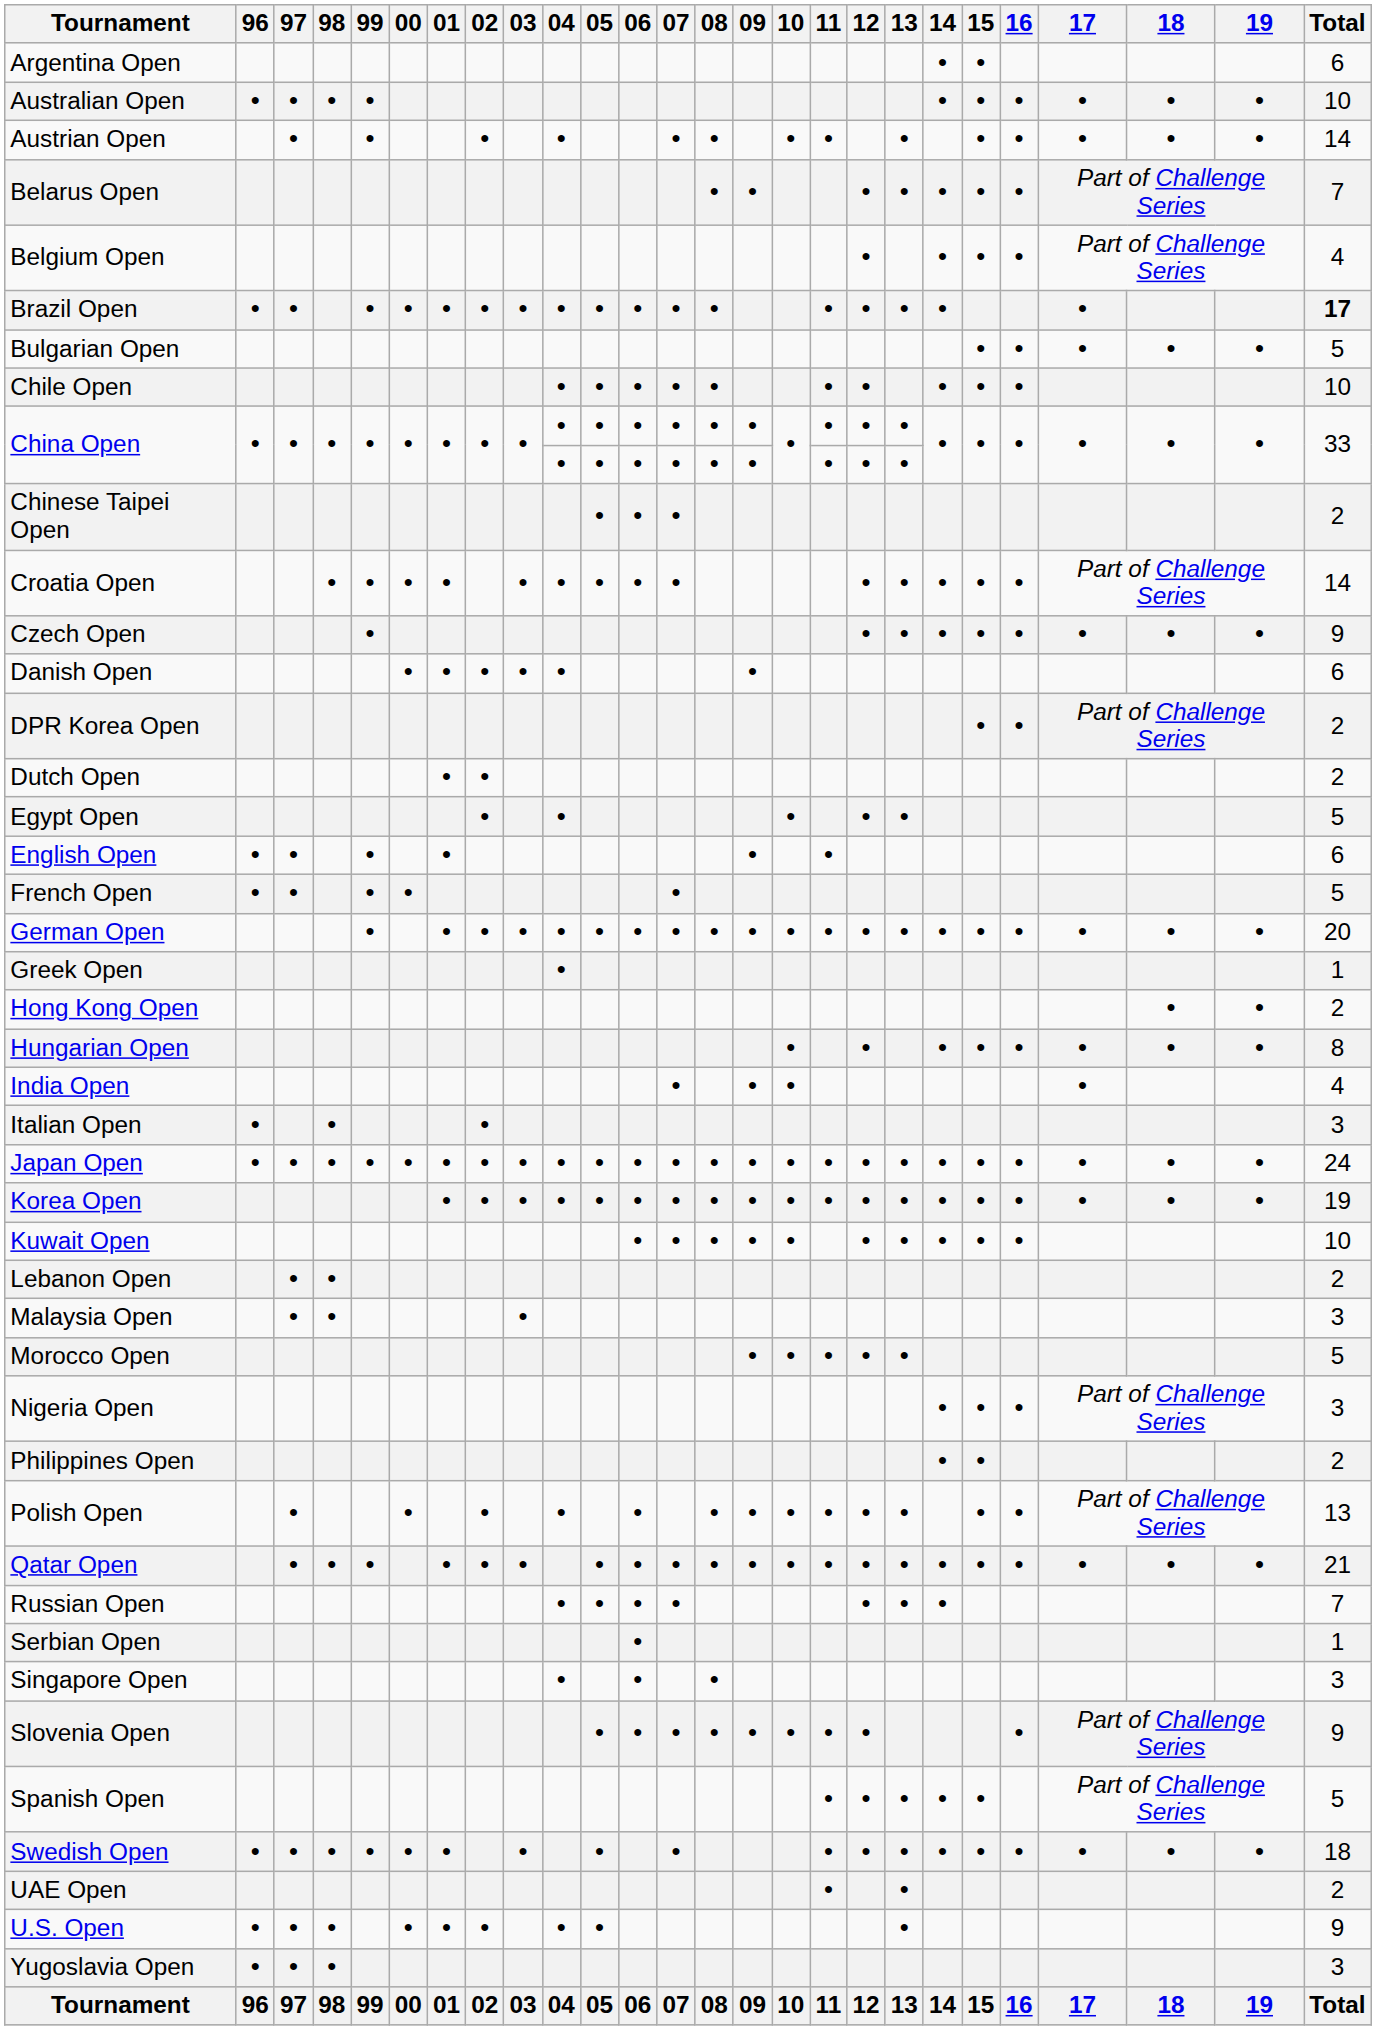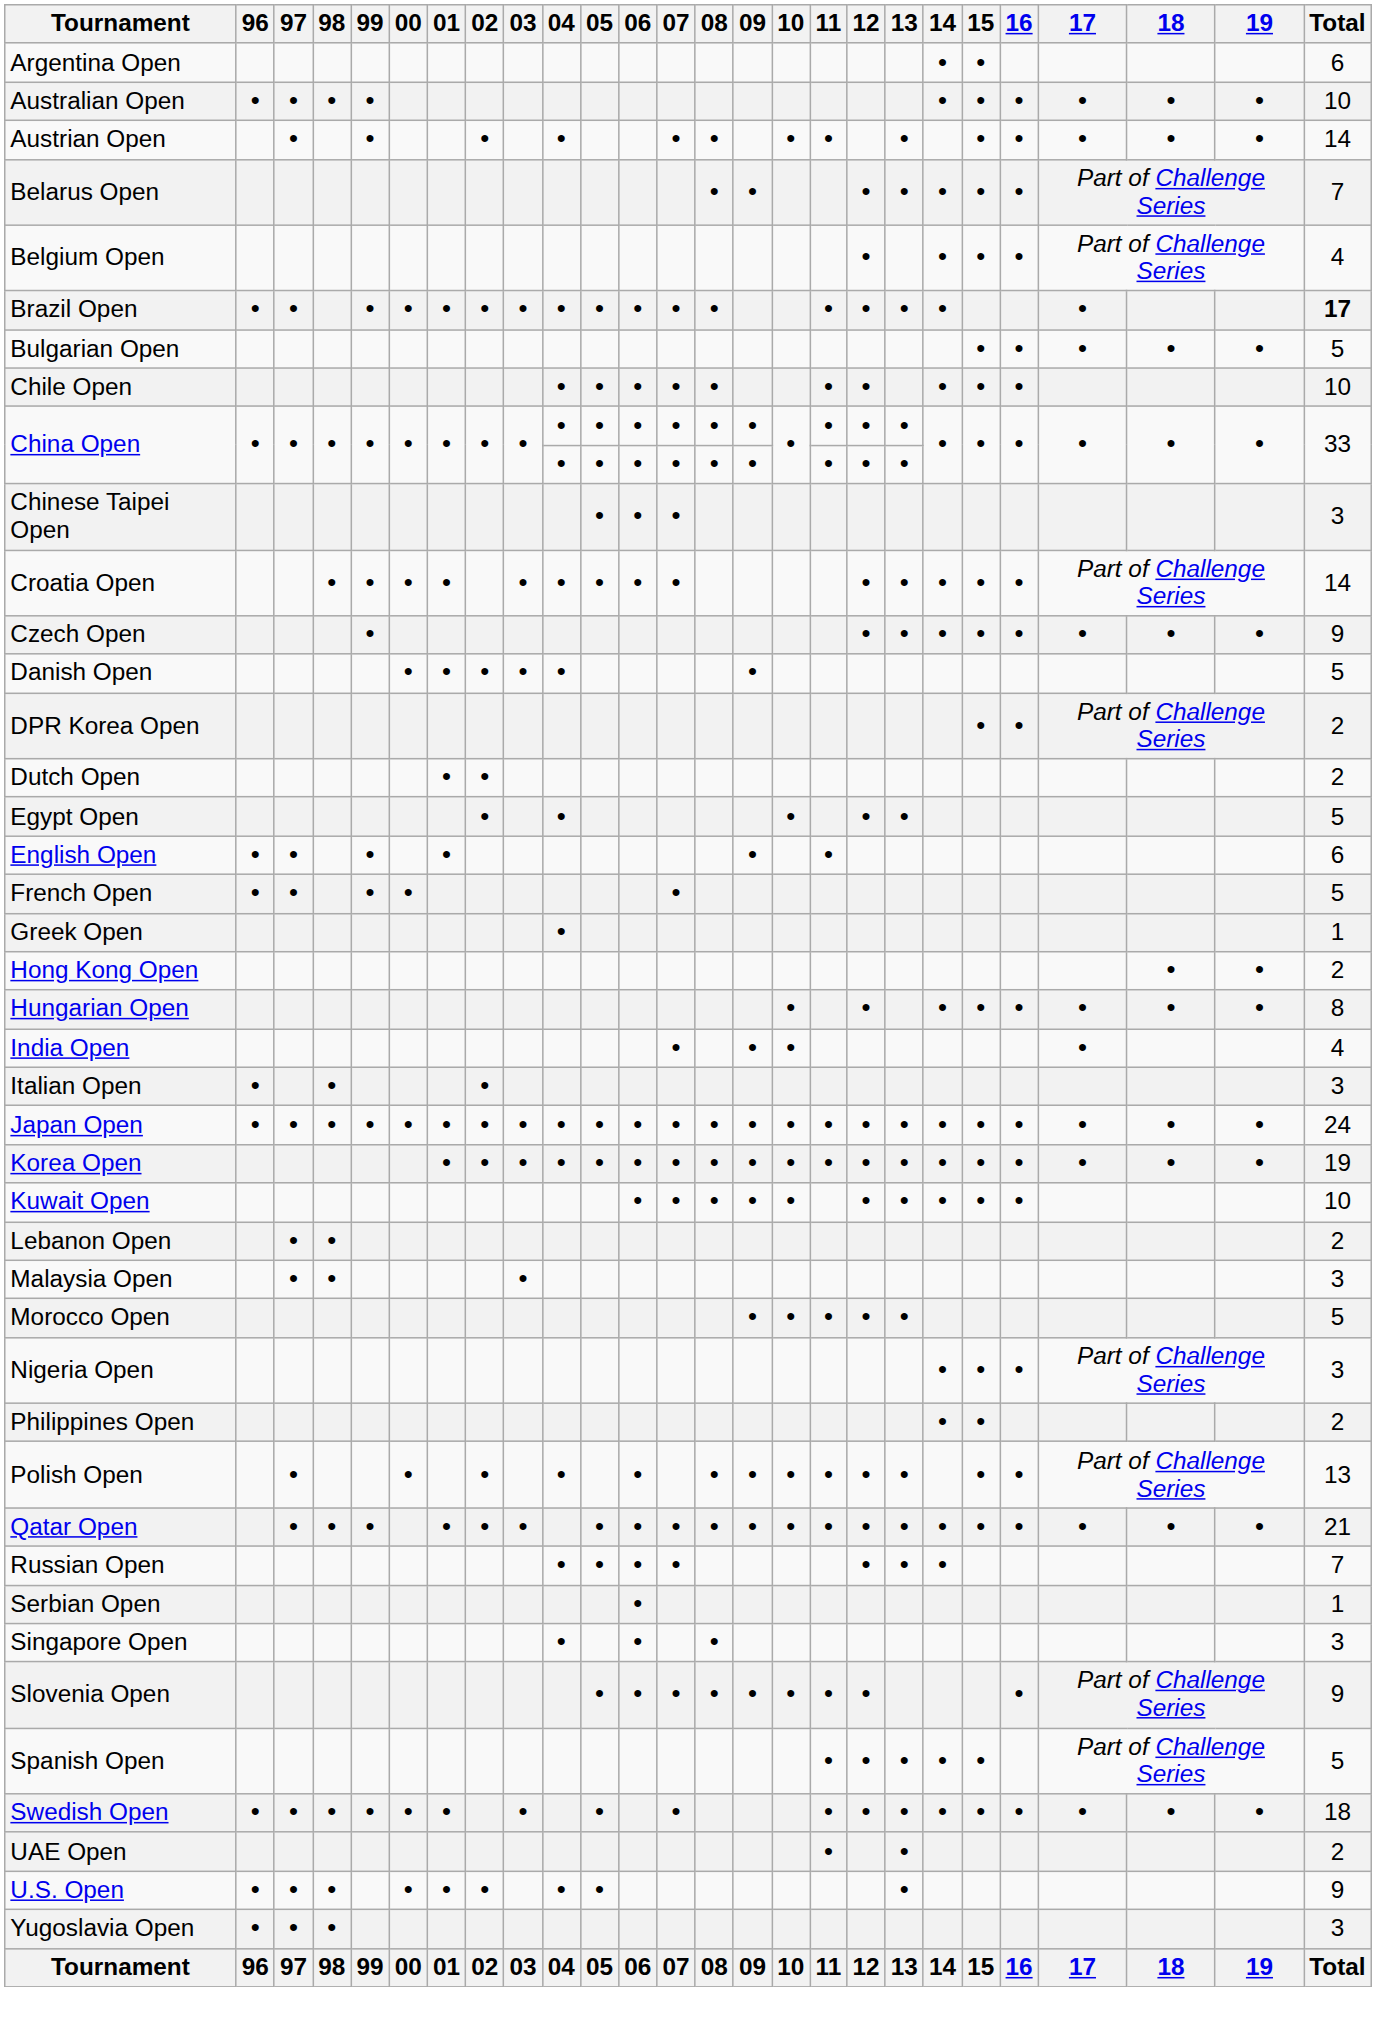(1337, 516) 2 -> (1337, 516) 3
(1337, 673) 6 -> (1337, 673) 5
- row: (87, 931)
